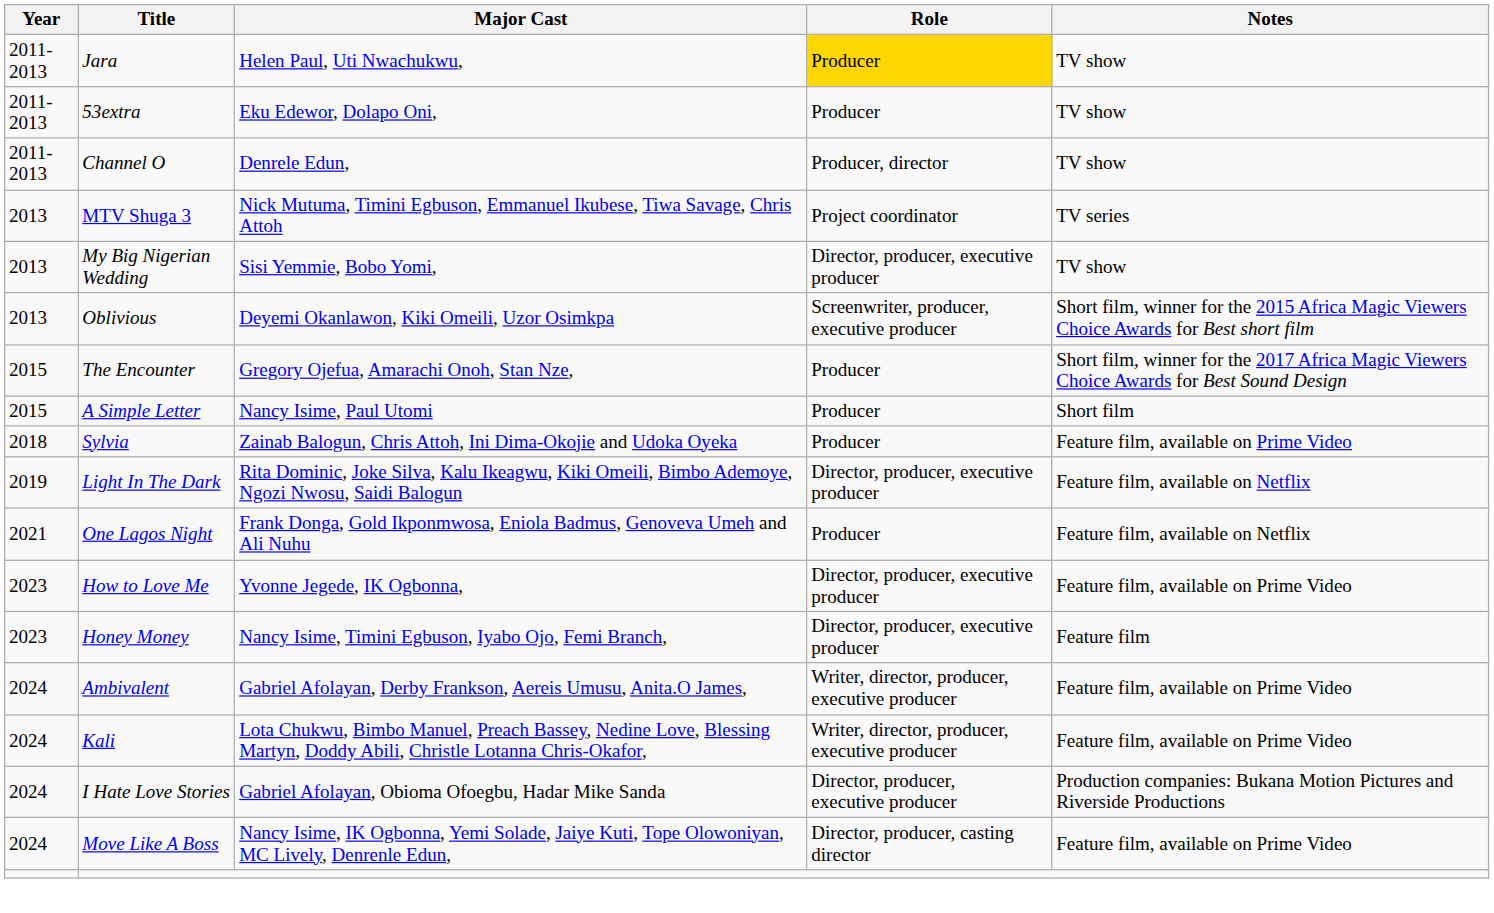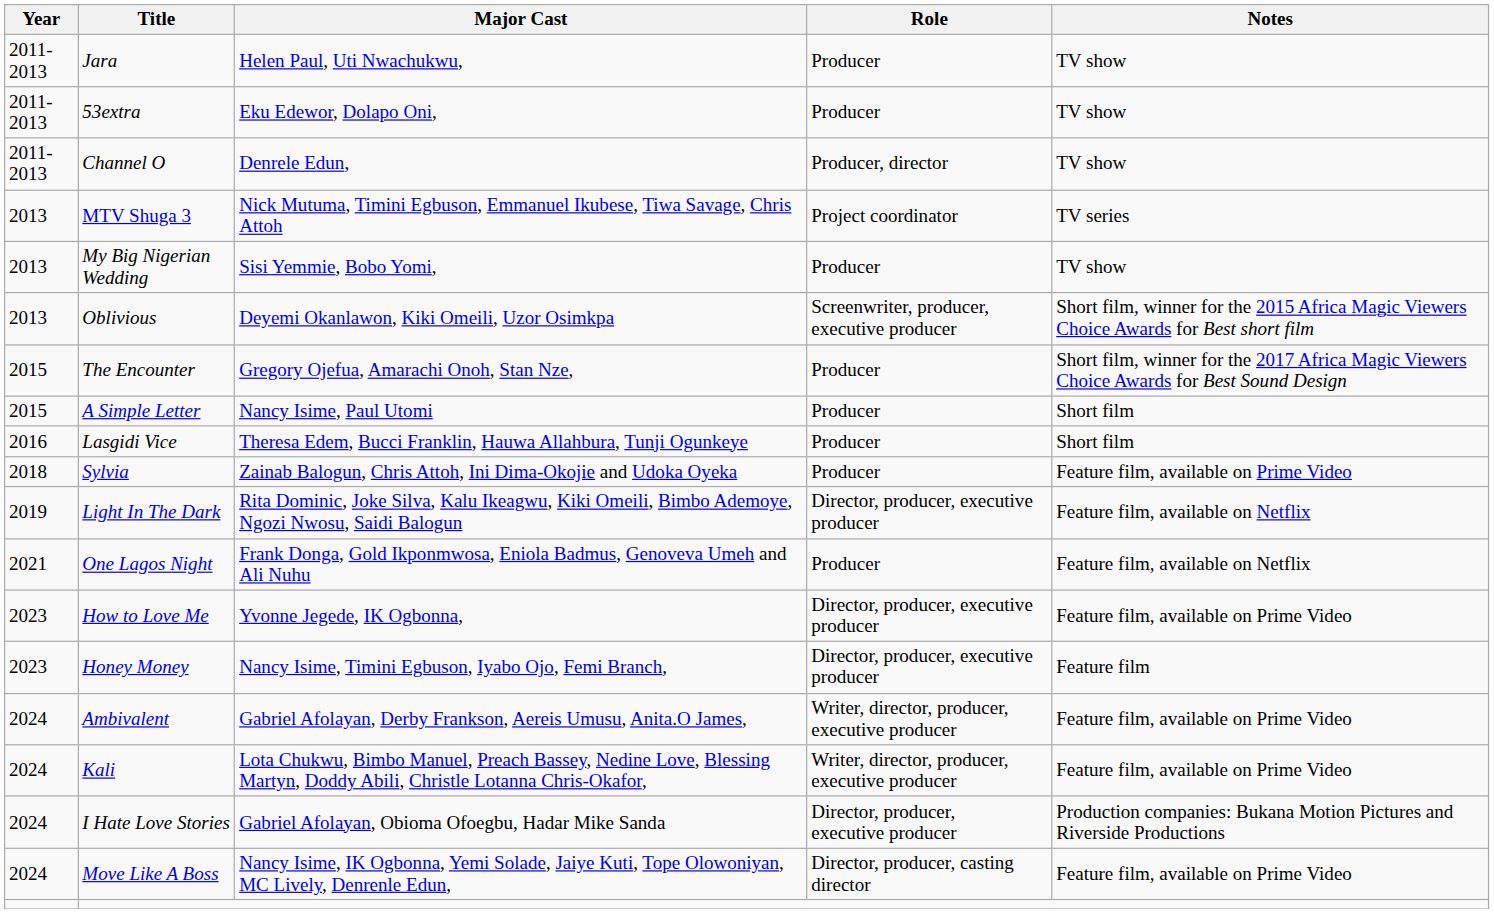(846, 60) gold background -> (846, 60) no background
(922, 266) Director, producer, executive producer -> (846, 266) Producer
+ row: (129, 441)
